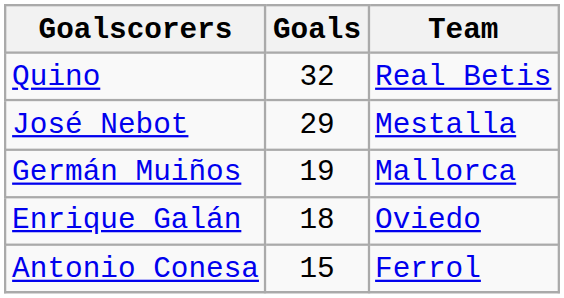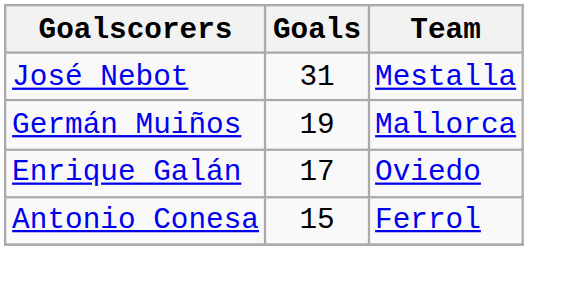- row: (56, 77)
(317, 125) 29 -> (317, 77) 31
(317, 221) 18 -> (317, 173) 17
